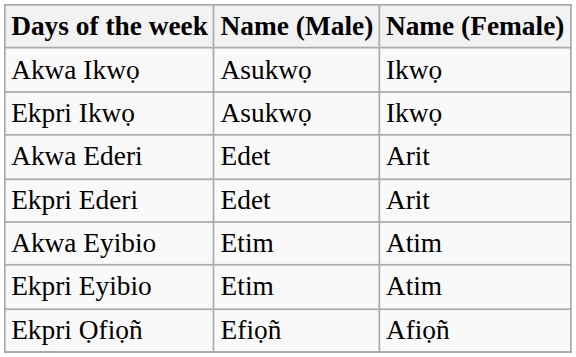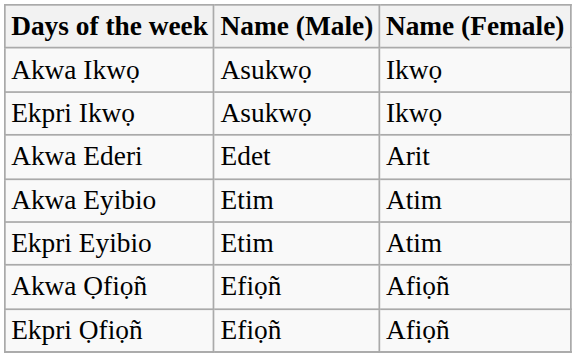- row: (75, 199)
+ row: (79, 286)
